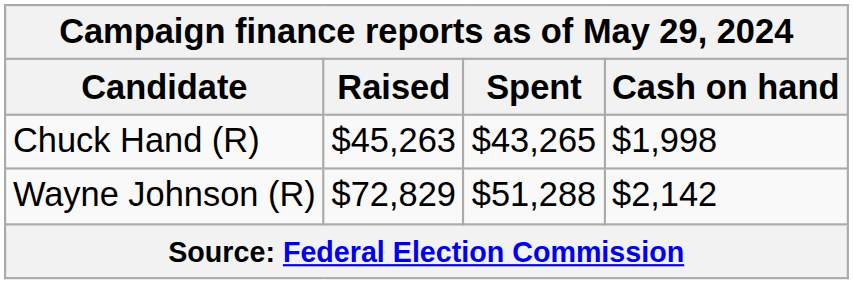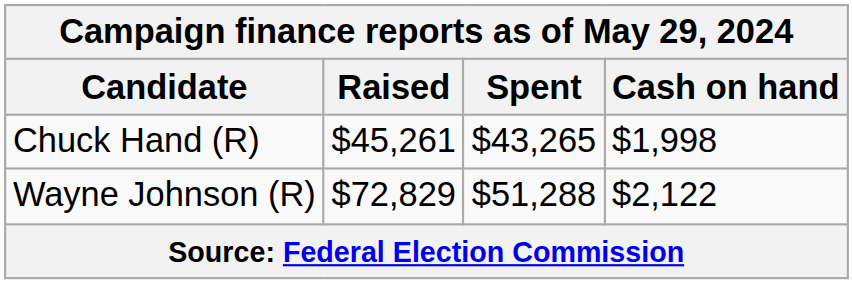(394, 140) $45,263 -> (394, 140) $45,261
(665, 195) $2,142 -> (665, 195) $2,122
